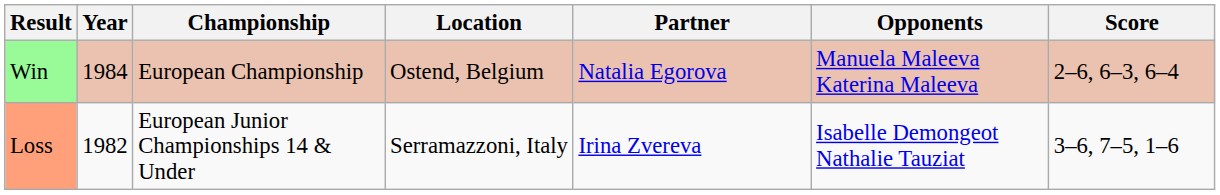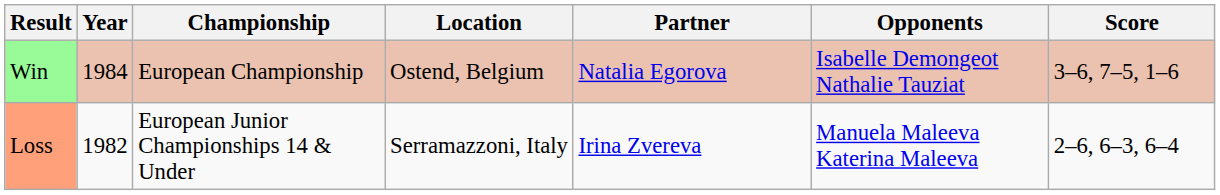(898, 71) Manuela Maleeva Katerina Maleeva -> (907, 71) Isabelle Demongeot Nathalie Tauziat
(1116, 71) 2–6, 6–3, 6–4 -> (1116, 71) 3–6, 7–5, 1–6
(907, 145) Isabelle Demongeot Nathalie Tauziat -> (898, 145) Manuela Maleeva Katerina Maleeva
(1116, 145) 3–6, 7–5, 1–6 -> (1116, 145) 2–6, 6–3, 6–4
